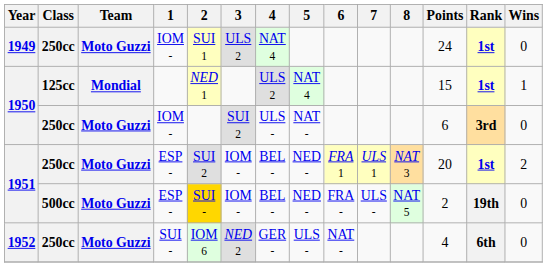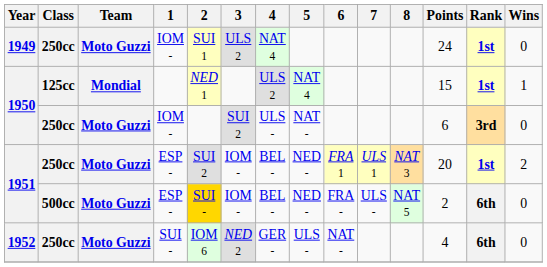(486, 203) 19th -> (486, 203) 6th
